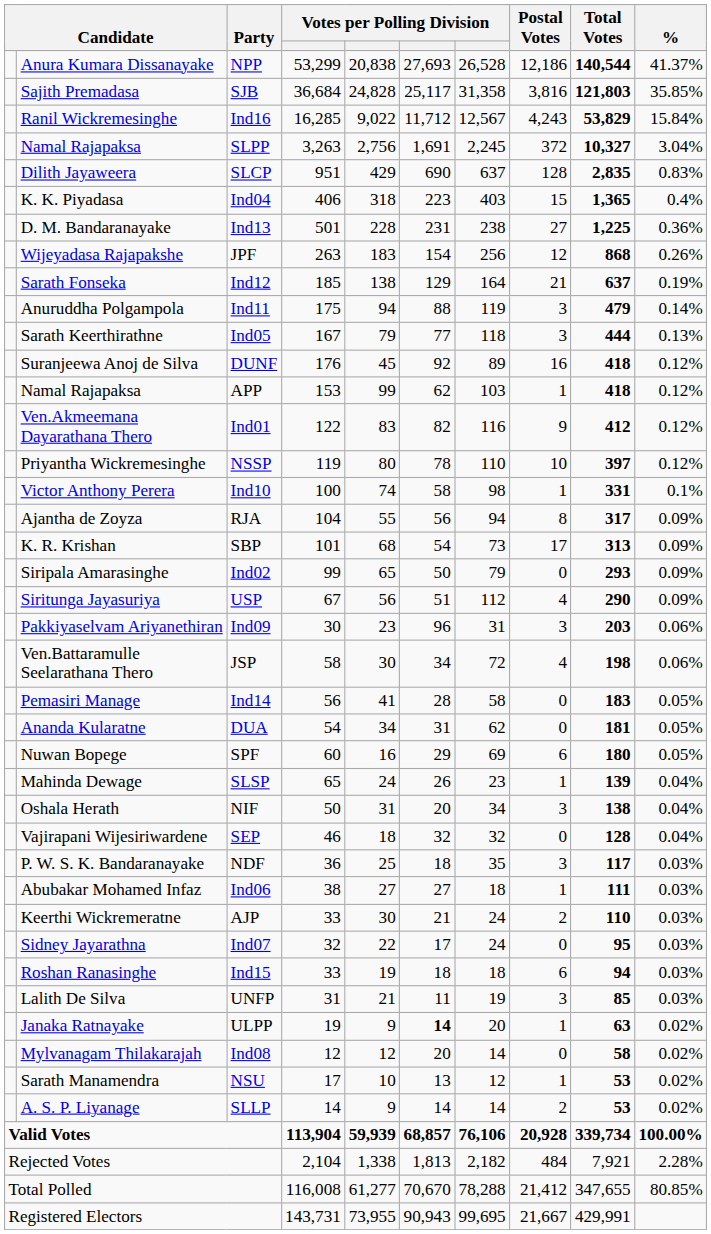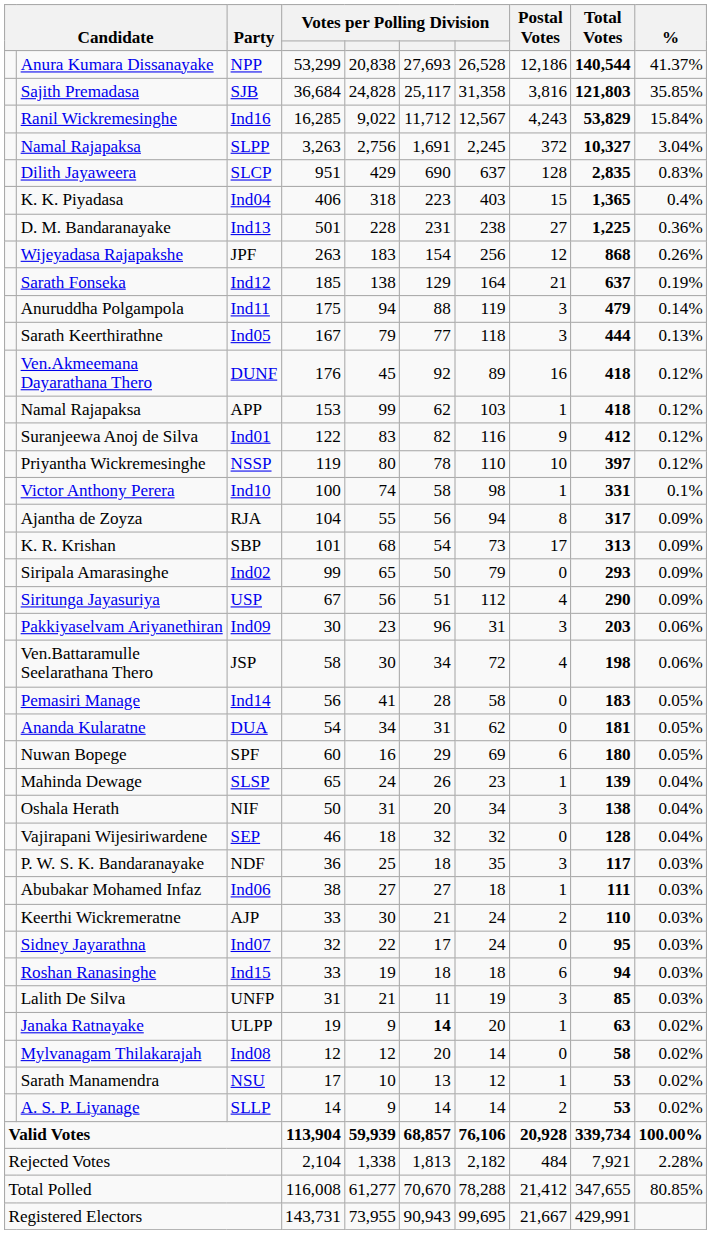(109, 363) Suranjeewa Anoj de Silva -> (86, 372) Ven.Akmeemana Dayarathana Thero
(86, 427) Ven.Akmeemana Dayarathana Thero -> (109, 436) Suranjeewa Anoj de Silva
